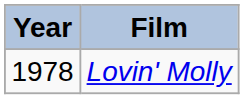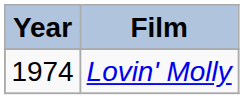(43, 72) 1978 -> (43, 72) 1974
